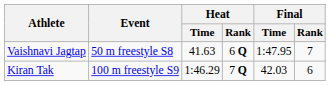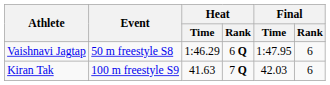(202, 51) 41.63 -> (202, 51) 1:46.29
(310, 51) 7 -> (310, 51) 6
(202, 71) 1:46.29 -> (202, 71) 41.63
